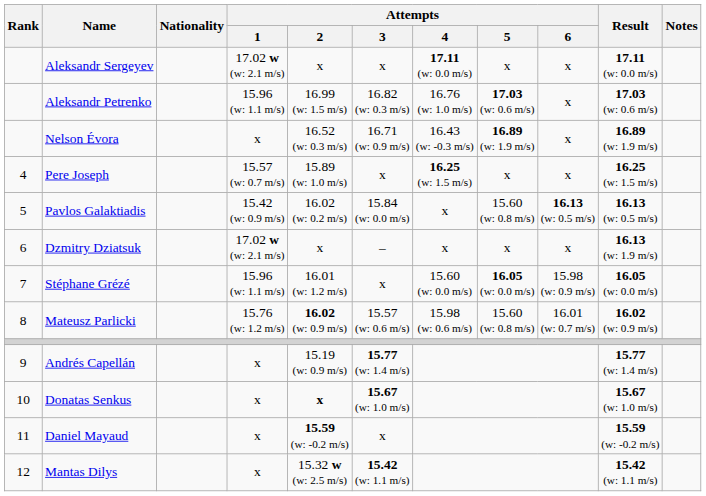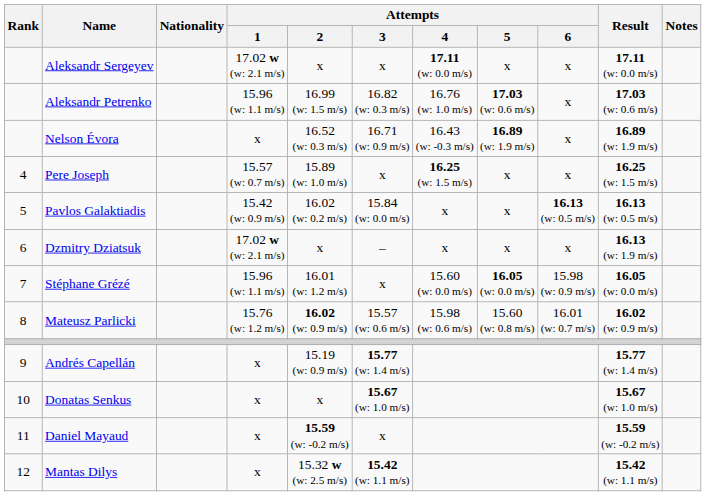(507, 211) 15.60 (w: 0.8 m/s) -> (507, 211) x
(320, 399) bold -> (320, 399) normal
